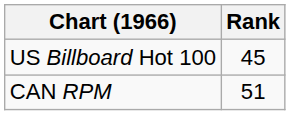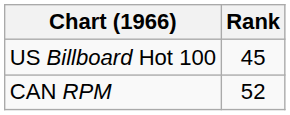(253, 92) 51 -> (253, 92) 52
